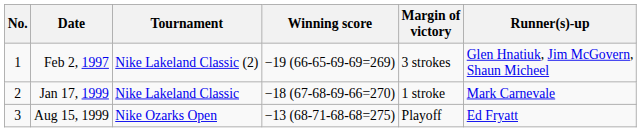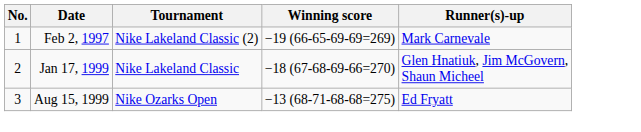- column: (431, 24)
(550, 62) Glen Hnatiuk, Jim McGovern, Shaun Micheel -> (446, 38) Mark Carnevale
(511, 93) Mark Carnevale -> (485, 69) Glen Hnatiuk, Jim McGovern, Shaun Micheel
